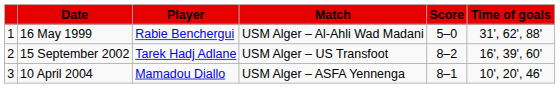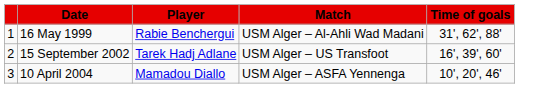- column: (447, 14)
